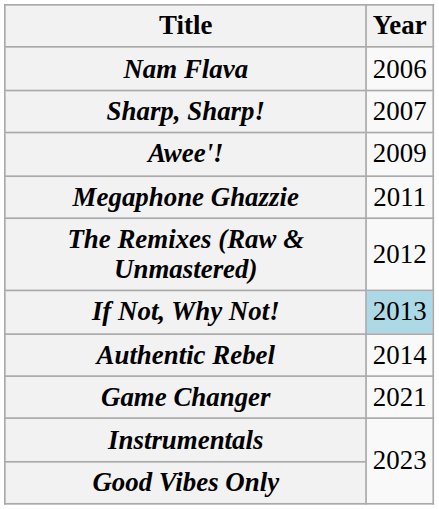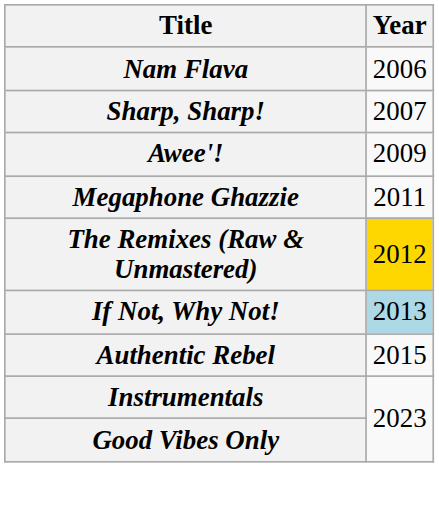(400, 254) no background -> (400, 254) gold background
(400, 354) 2014 -> (400, 354) 2015
- row: (186, 397)
